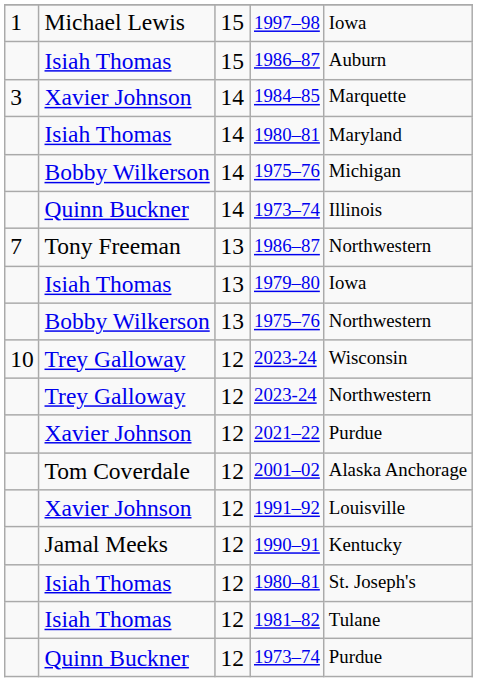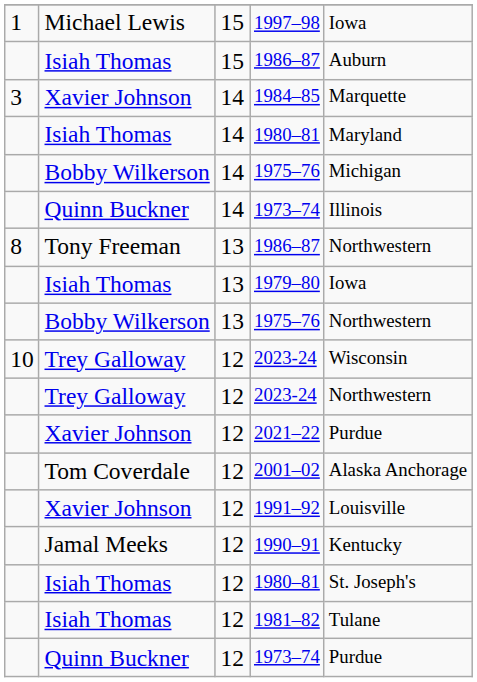(16, 246) 7 -> (16, 246) 8
